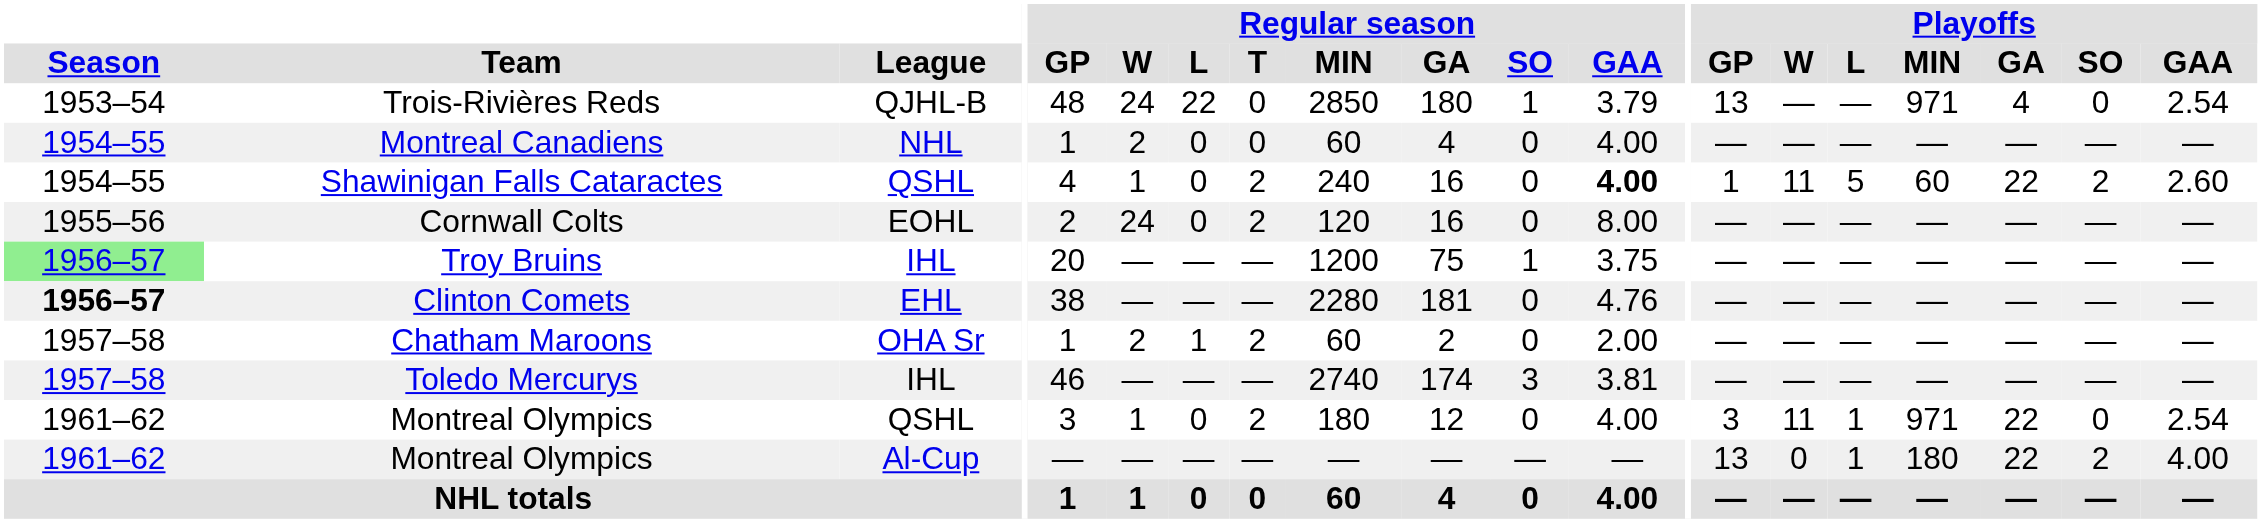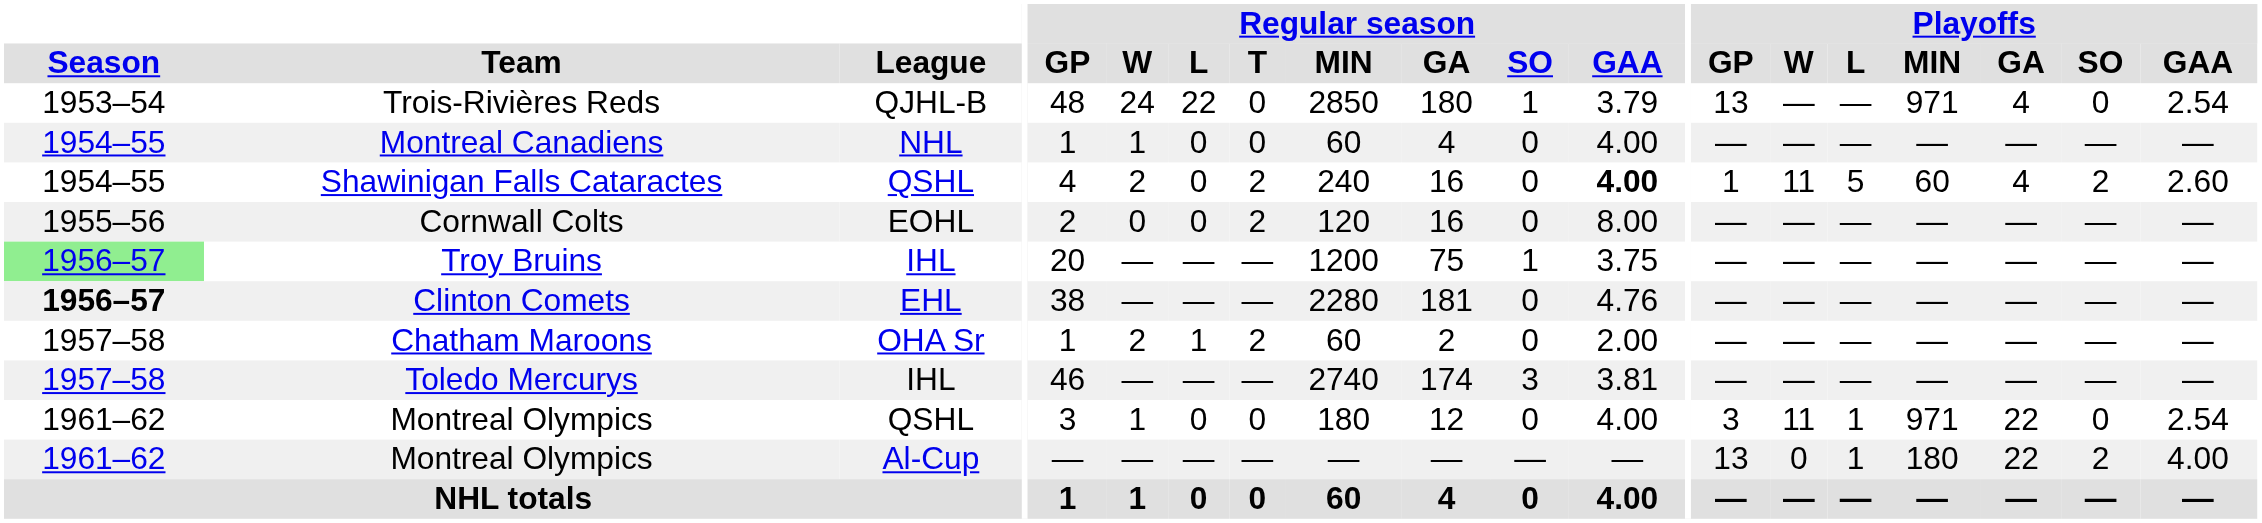(1137, 142) 2 -> (1137, 142) 1
(1137, 181) 1 -> (1137, 181) 2
(2021, 181) 22 -> (2021, 181) 4
(1137, 221) 24 -> (1137, 221) 0
(1257, 419) 2 -> (1257, 419) 0
